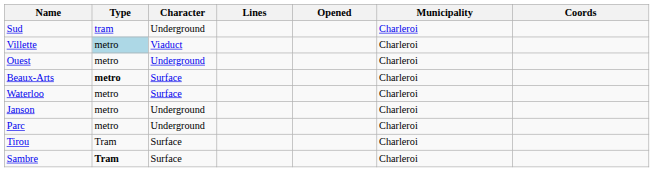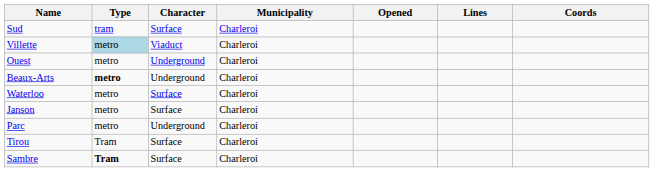columns swapped: (254, 12) <-> (445, 12)
(178, 28) Underground -> (166, 28) Surface
(166, 77) Surface -> (178, 77) Underground
(178, 110) Underground -> (166, 110) Surface
